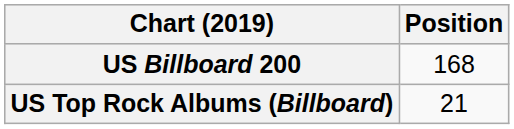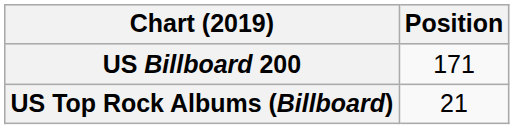(454, 63) 168 -> (454, 63) 171
